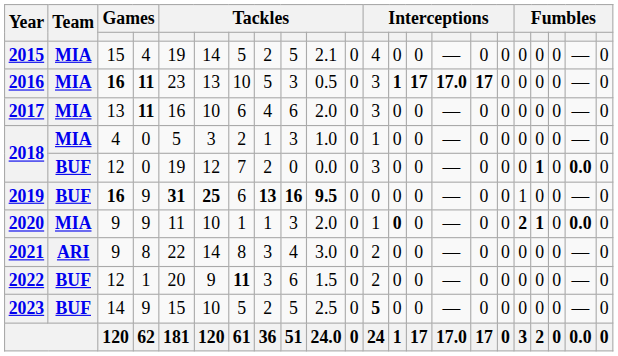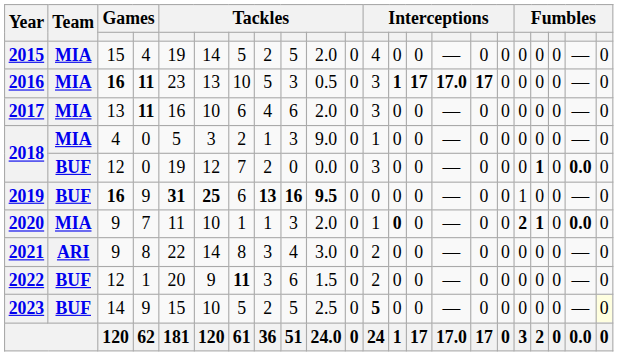(326, 54) 2.1 -> (326, 54) 2.0
(326, 139) 1.0 -> (326, 139) 9.0
(146, 223) 9 -> (146, 223) 7
(604, 308) no background -> (604, 308) lightyellow background
